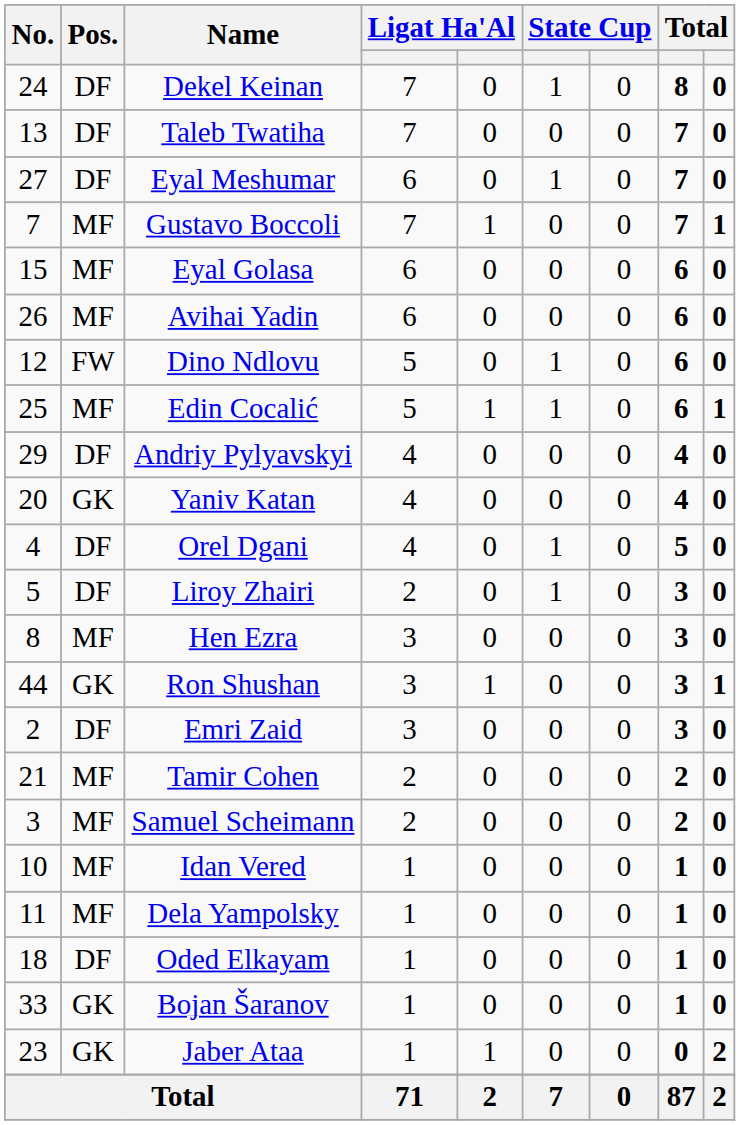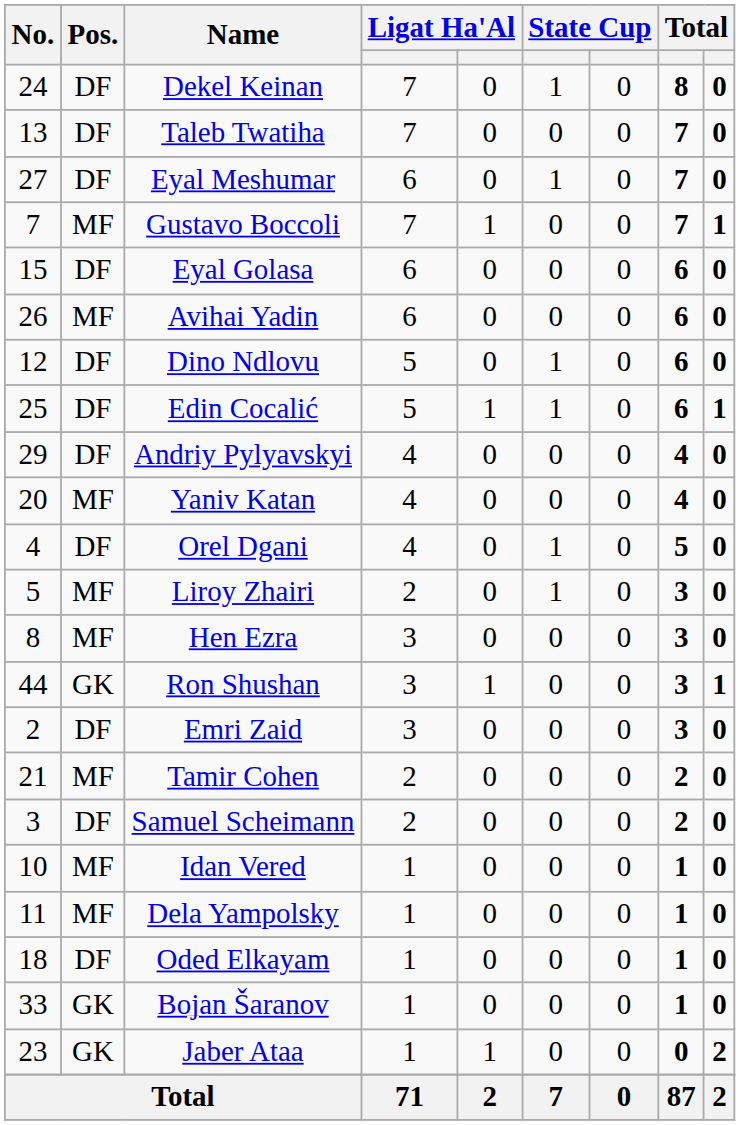(93, 270) MF -> (93, 270) DF
(93, 362) FW -> (93, 362) DF
(93, 408) MF -> (93, 408) DF
(93, 500) GK -> (93, 500) MF
(93, 591) DF -> (93, 591) MF
(93, 821) MF -> (93, 821) DF
